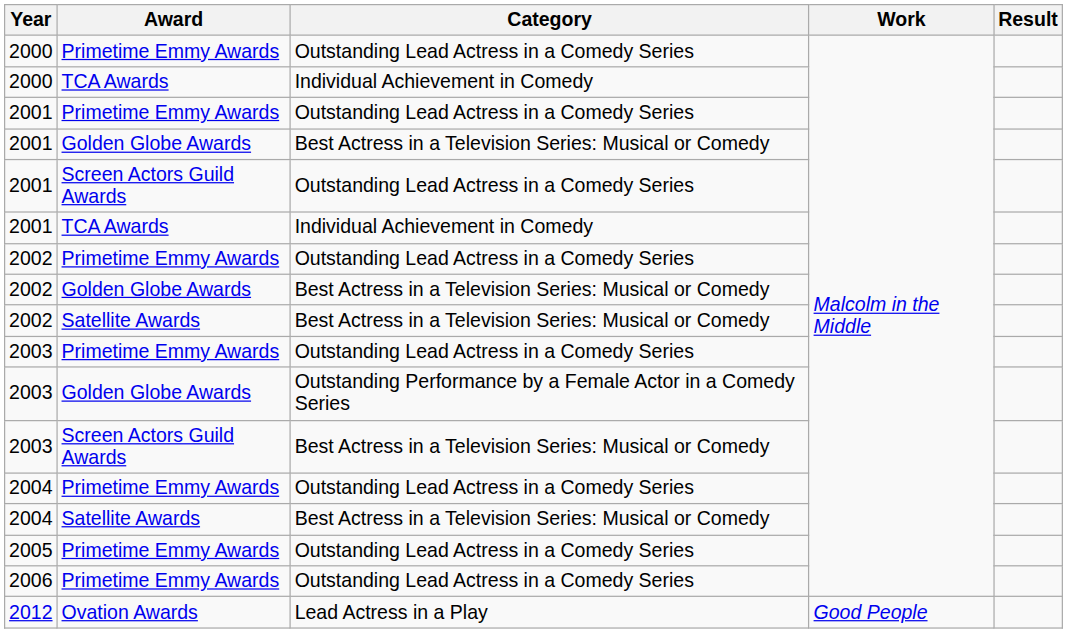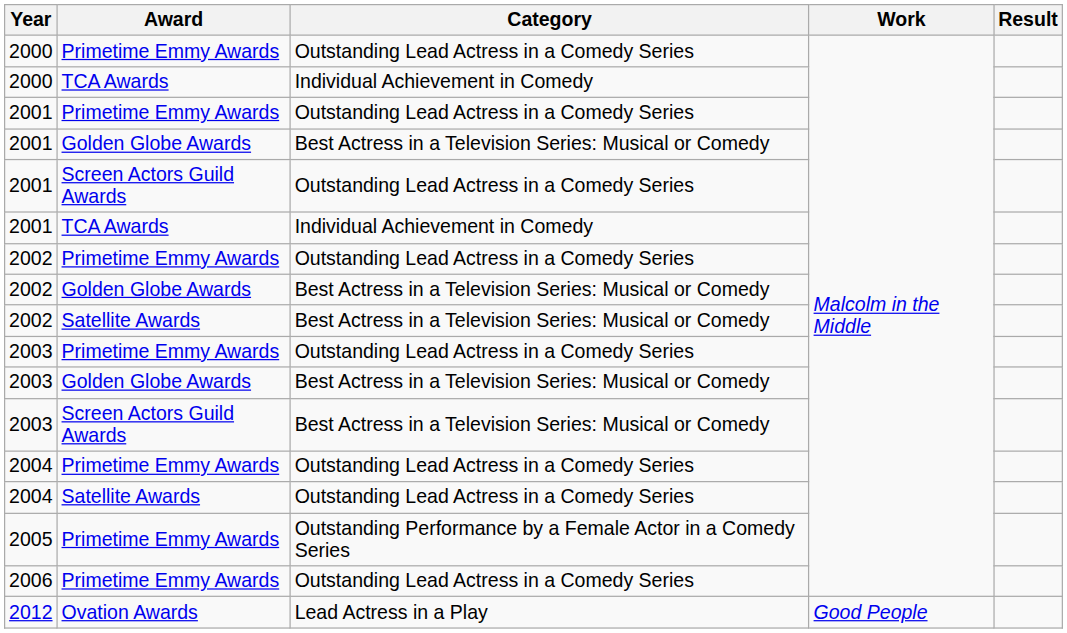(545, 393) Outstanding Performance by a Female Actor in a Comedy Series -> (532, 382) Best Actress in a Television Series: Musical or Comedy
(532, 519) Best Actress in a Television Series: Musical or Comedy -> (494, 497) Outstanding Lead Actress in a Comedy Series
(494, 550) Outstanding Lead Actress in a Comedy Series -> (545, 539) Outstanding Performance by a Female Actor in a Comedy Series
